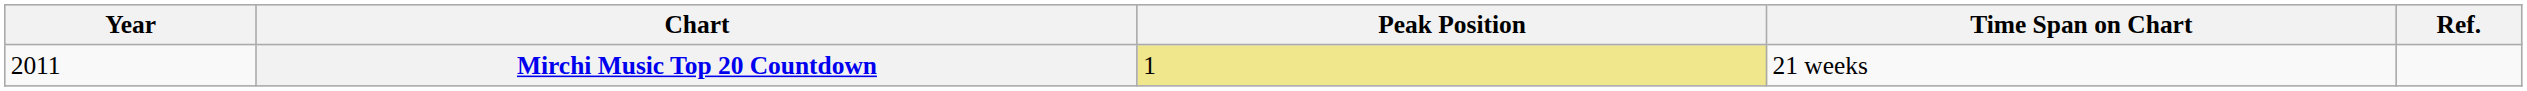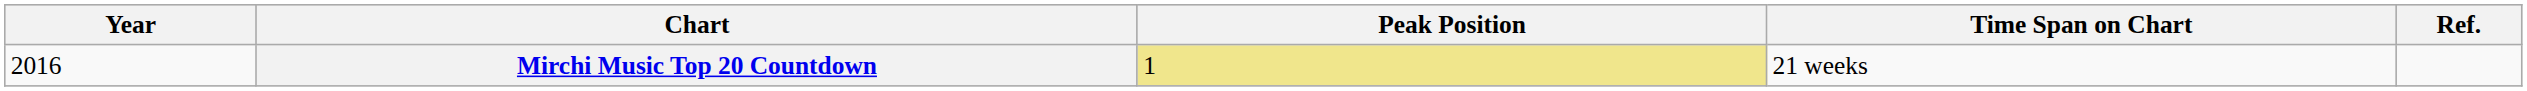(36, 65) 2011 -> (36, 65) 2016
